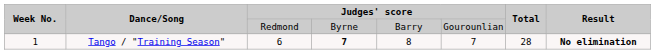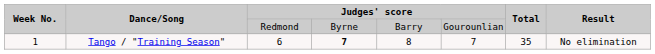(526, 41) 28 -> (526, 41) 35
(598, 41) bold -> (598, 41) normal
